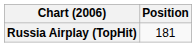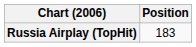(165, 32) 181 -> (165, 32) 183
